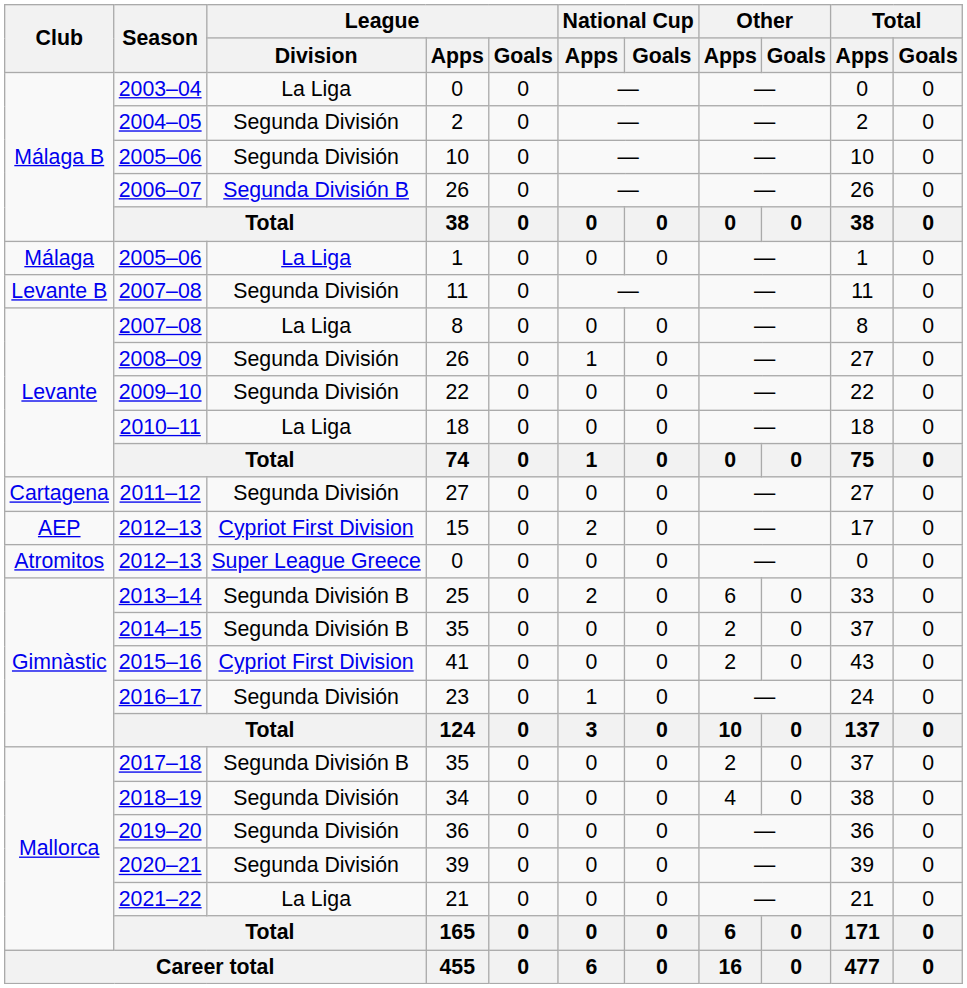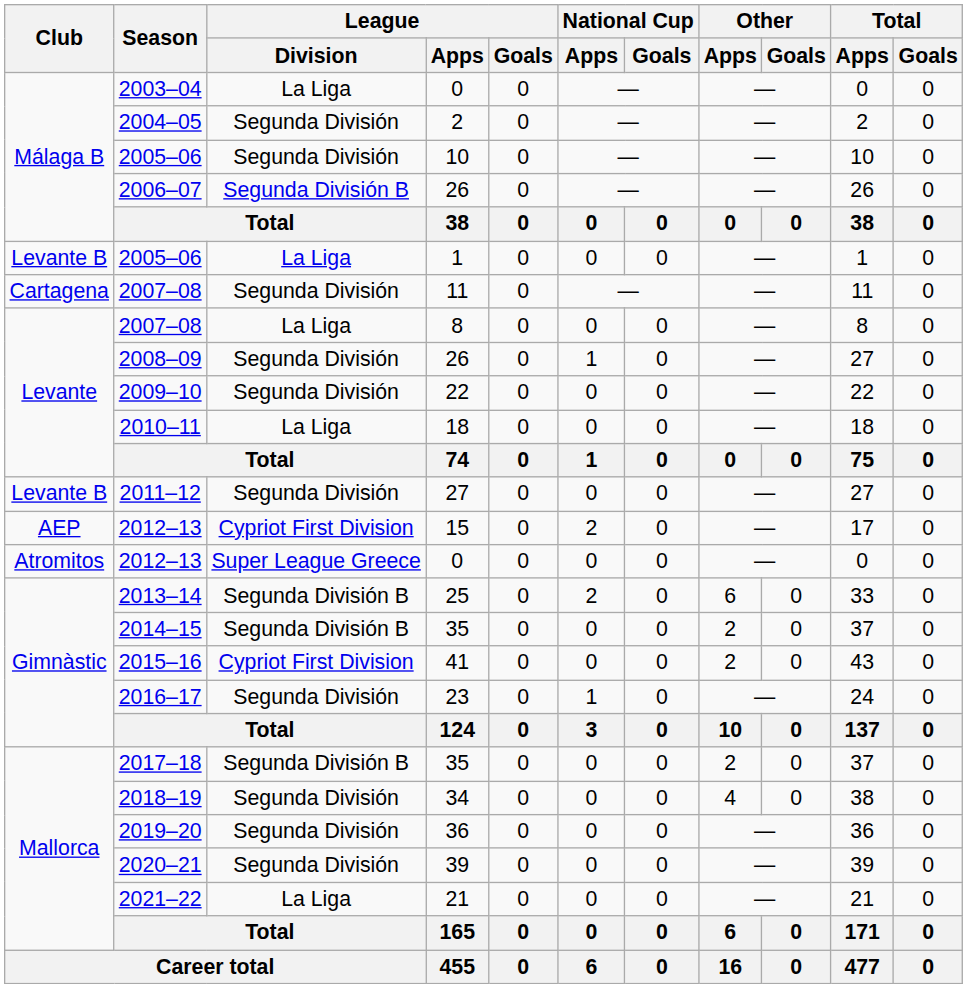(59, 257) Málaga -> (59, 257) Levante B
(59, 291) Levante B -> (59, 291) Cartagena
(59, 493) Cartagena -> (59, 493) Levante B
